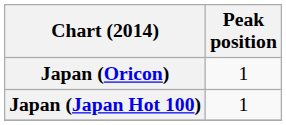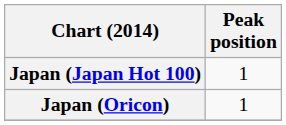rows swapped: (105, 104) <-> (105, 73)
